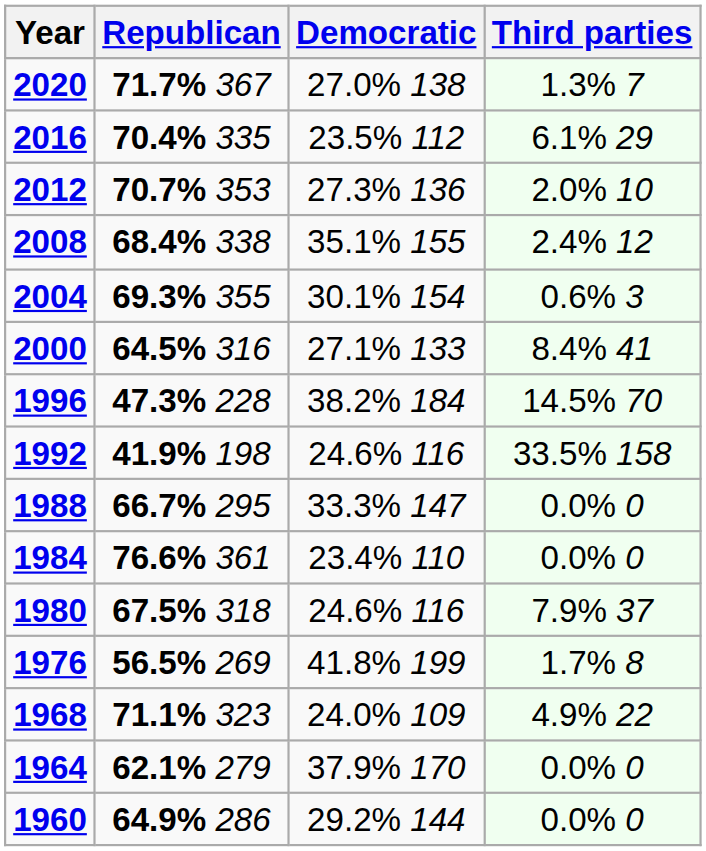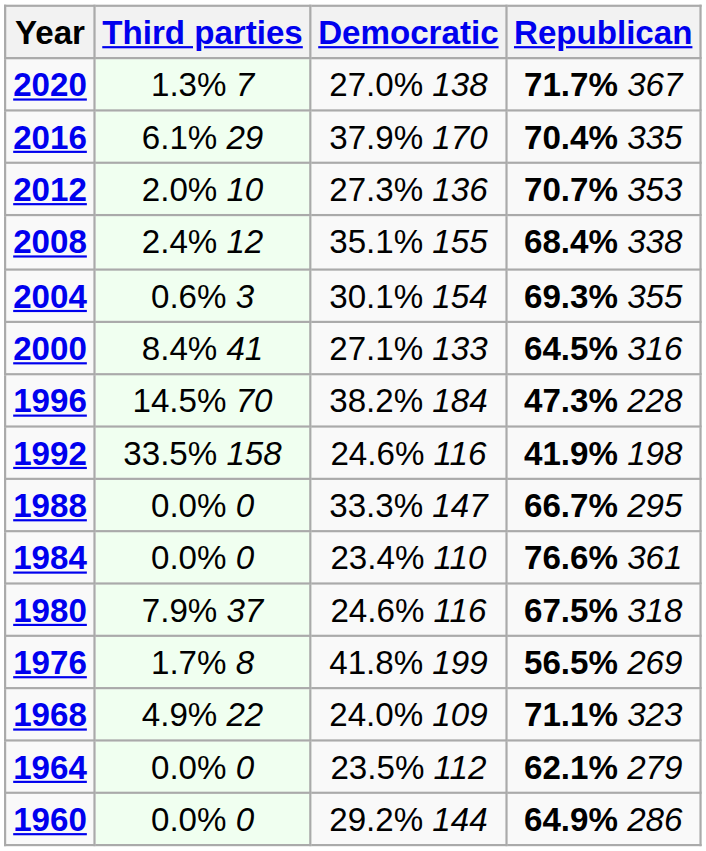columns swapped: (191, 32) <-> (592, 32)
(386, 137) 23.5% 112 -> (408, 137) 37.9% 170
(386, 767) 37.9% 170 -> (408, 767) 23.5% 112
